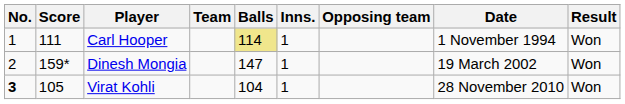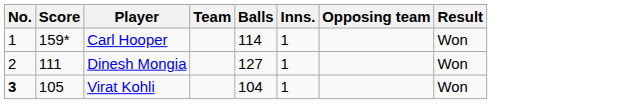- column: (501, 16)
(50, 40) 111 -> (54, 40) 159*
(250, 40) khaki background -> (250, 40) no background
(54, 64) 159* -> (50, 64) 111
(250, 64) 147 -> (250, 64) 127
